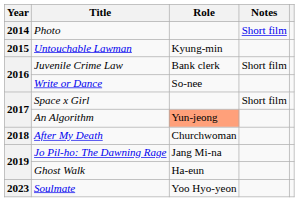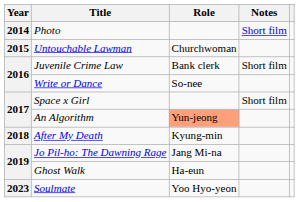(197, 48) Kyung-min -> (204, 48) Churchwoman
(204, 135) Churchwoman -> (197, 135) Kyung-min
